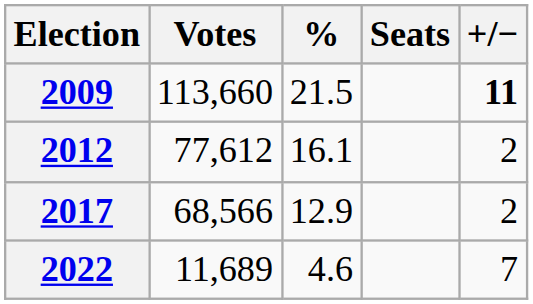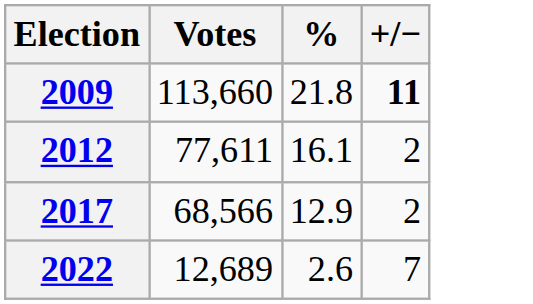- column: (410, 33)
(321, 92) 21.5 -> (321, 92) 21.8
(223, 150) 77,612 -> (224, 150) 77,611
(224, 268) 11,689 -> (223, 268) 12,689
(330, 268) 4.6 -> (330, 268) 2.6
